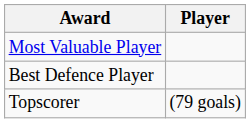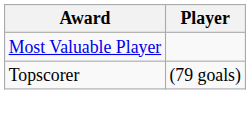- row: (81, 74)
